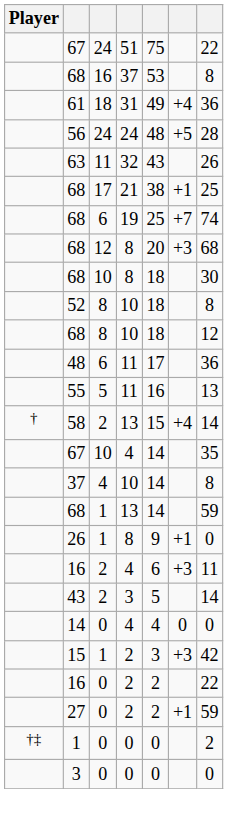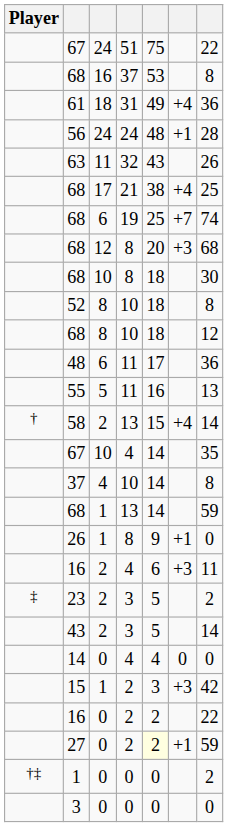(183, 133) +5 -> (183, 133) +1
(183, 190) +1 -> (183, 190) +4
+ row: (76, 599)
(156, 711) no background -> (156, 745) lightyellow background
